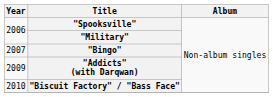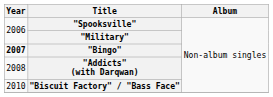(16, 50) normal -> (16, 50) bold
(16, 68) 2009 -> (16, 68) 2008
